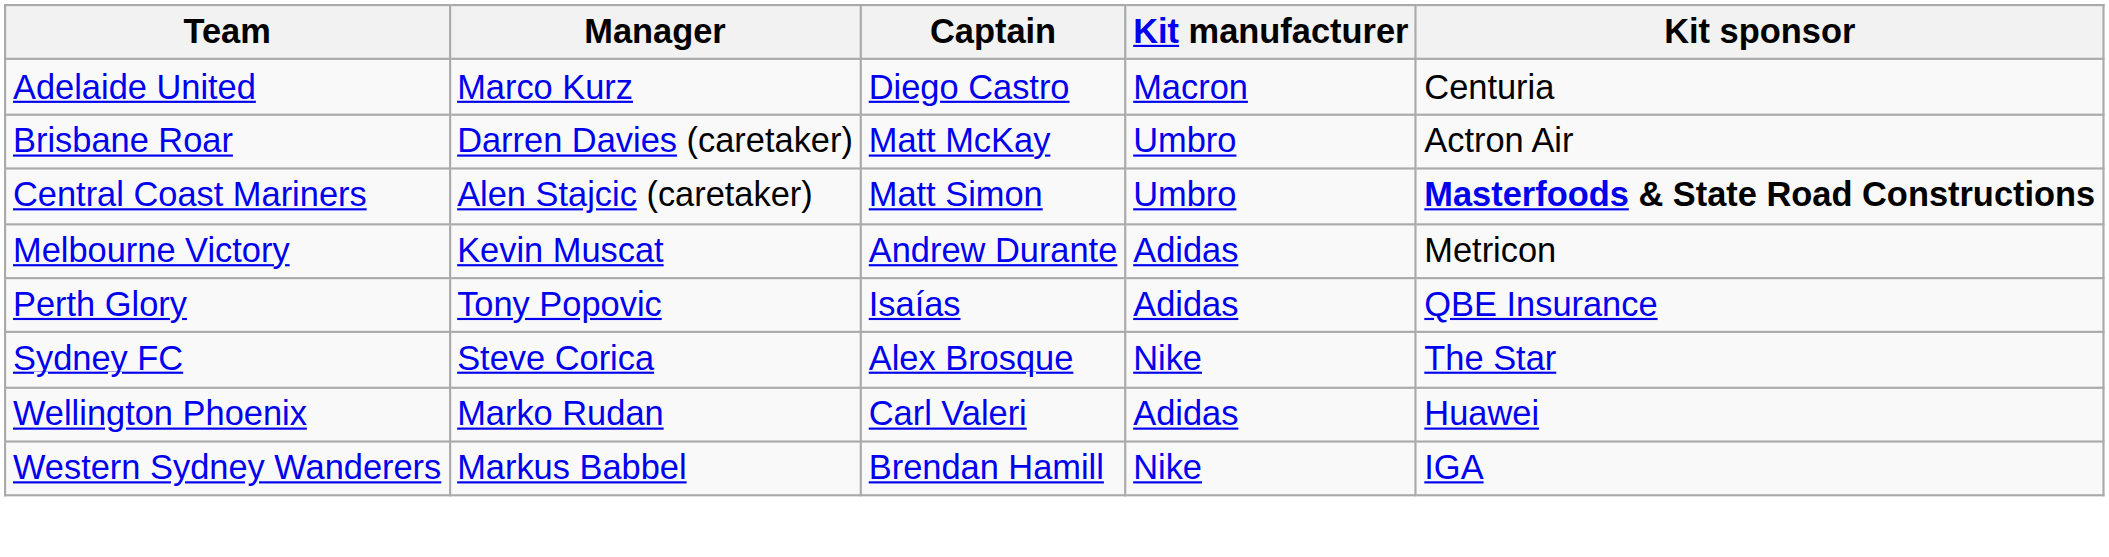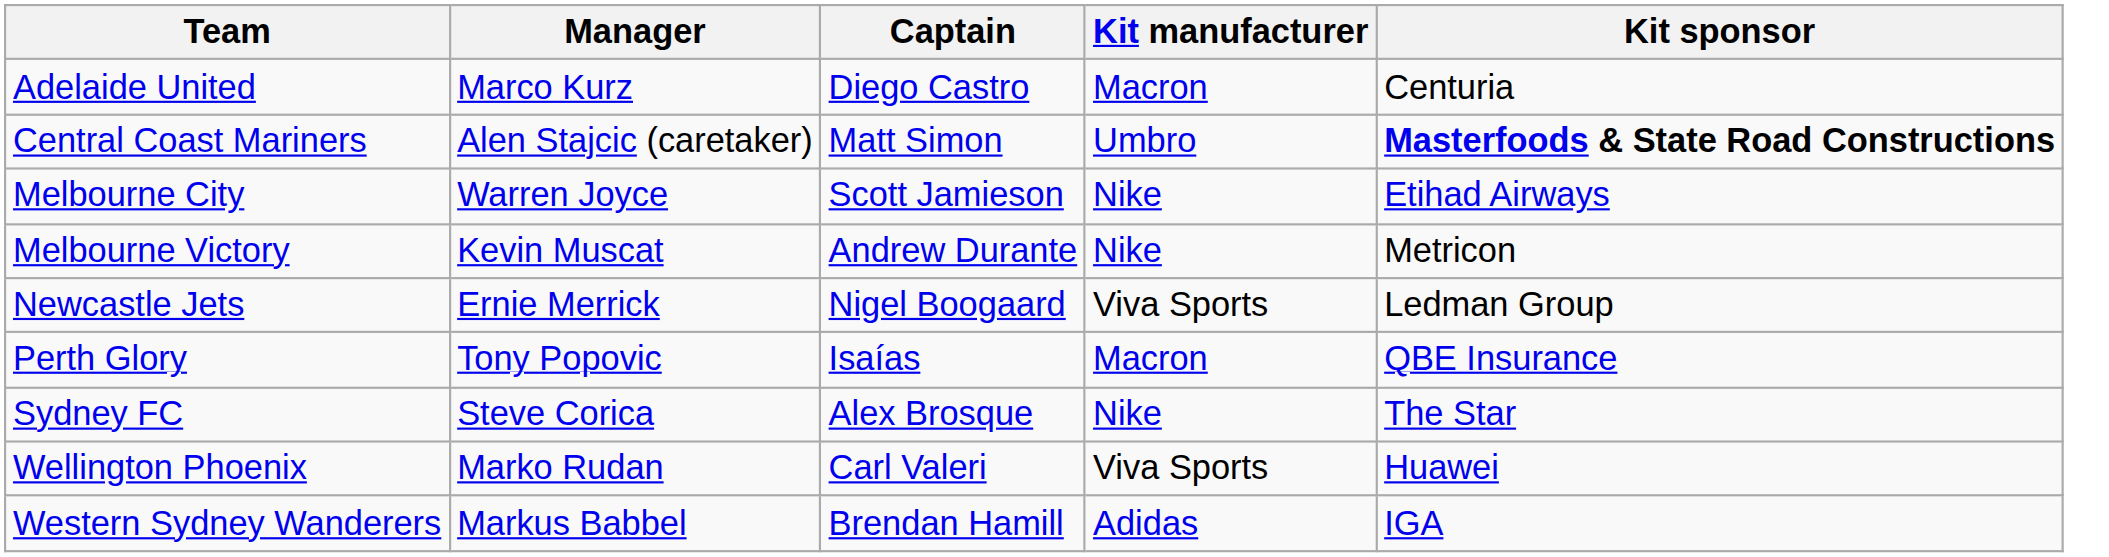- row: (123, 140)
+ row: (129, 195)
(1186, 250) Adidas -> (1127, 250) Nike
+ row: (129, 304)
(1186, 304) Adidas -> (1150, 359) Macron
(1186, 413) Adidas -> (1181, 468) Viva Sports
(1168, 468) Nike -> (1146, 522) Adidas
